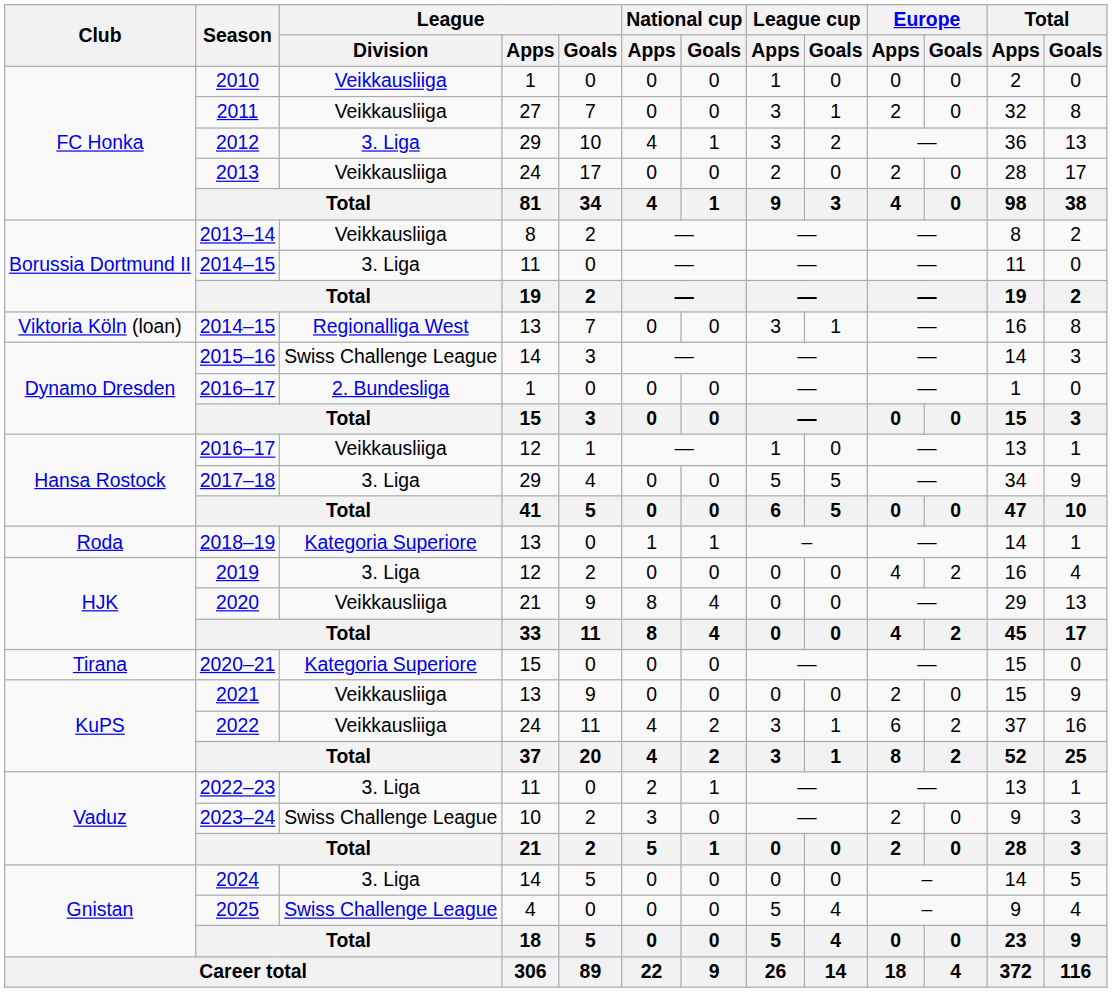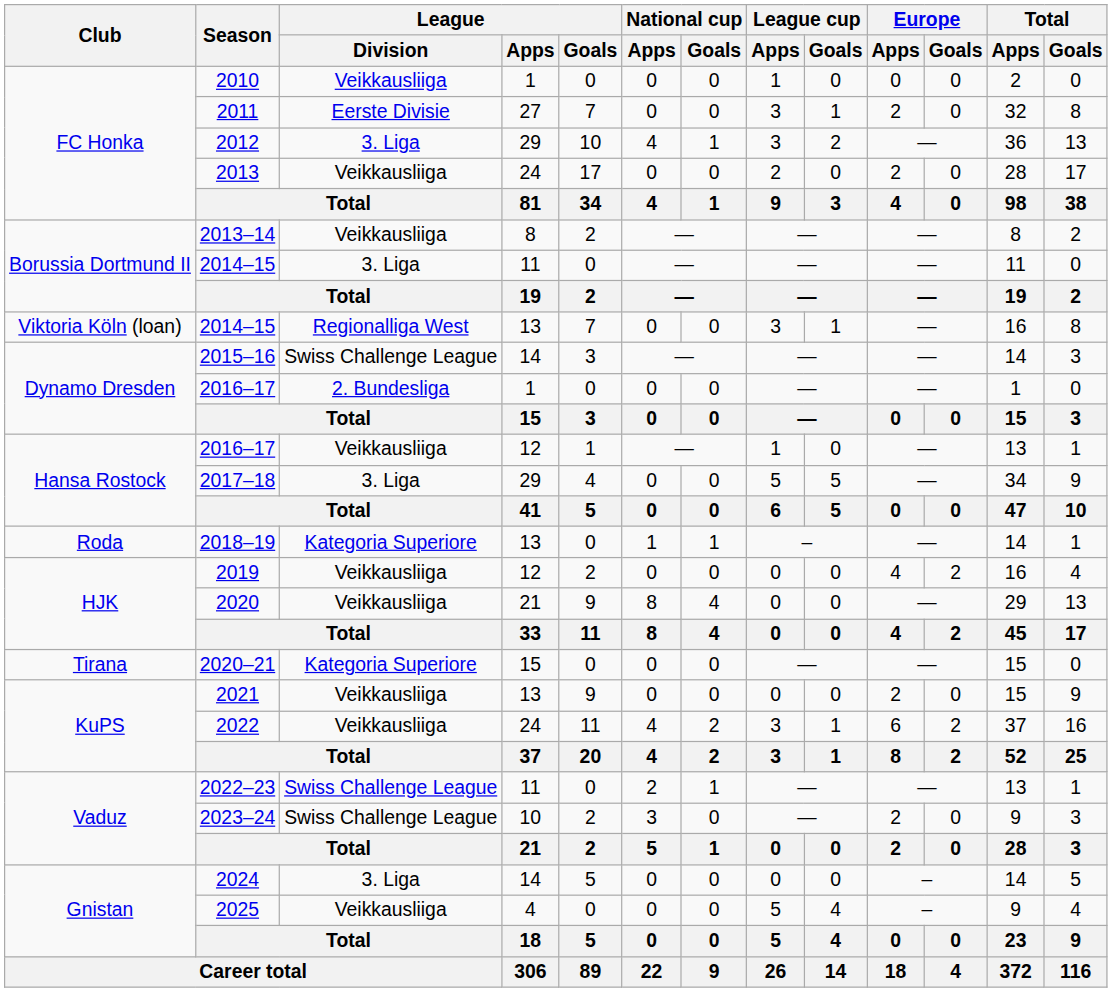(391, 111) Veikkausliiga -> (391, 111) Eerste Divisie
(391, 572) 3. Liga -> (391, 572) Veikkausliiga
(391, 787) 3. Liga -> (391, 787) Swiss Challenge League
(391, 910) Swiss Challenge League -> (391, 910) Veikkausliiga
